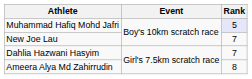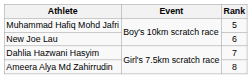(234, 26) lavender background -> (234, 26) no background
(234, 39) 7 -> (234, 39) 6
